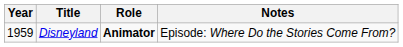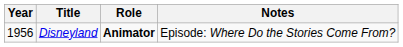(20, 32) 1959 -> (20, 32) 1956
